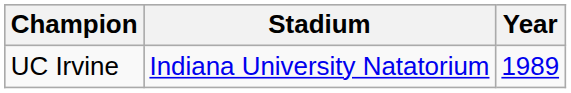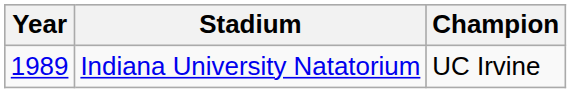columns swapped: (530, 25) <-> (74, 25)
